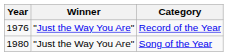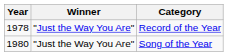(18, 28) 1976 -> (18, 28) 1978
